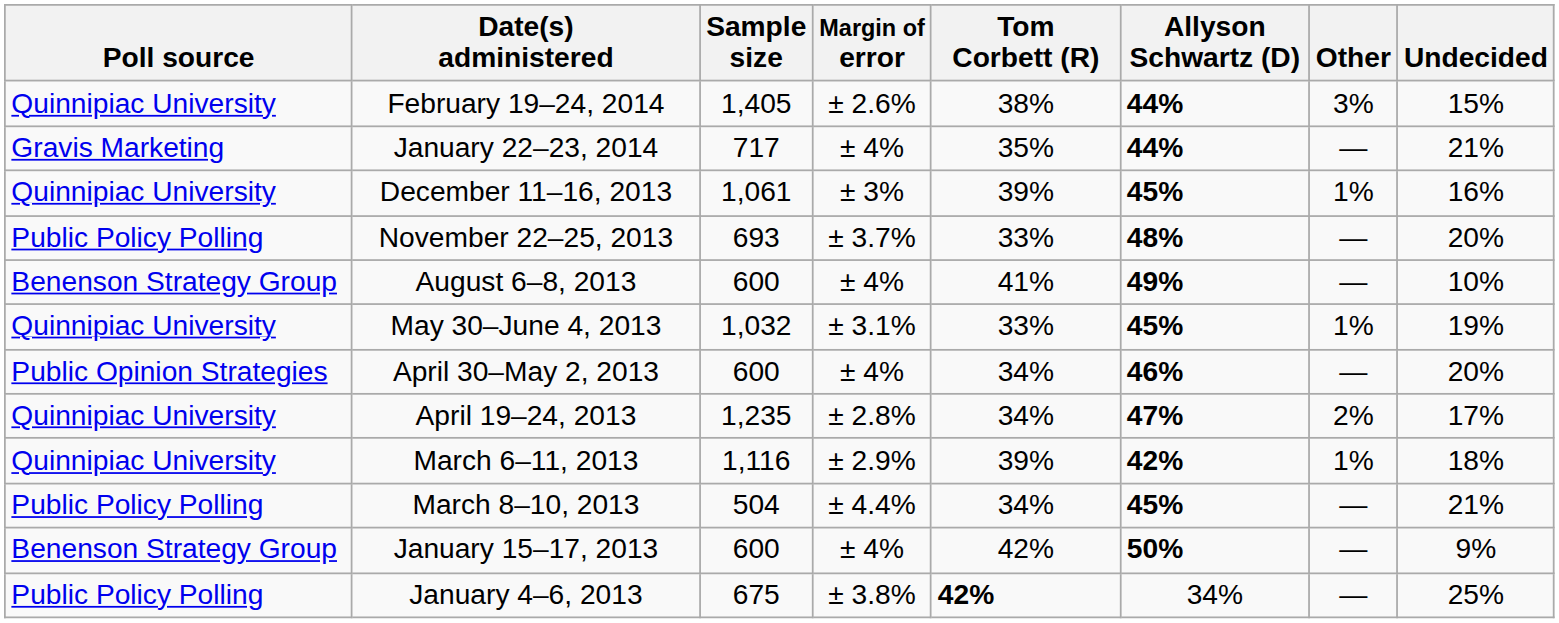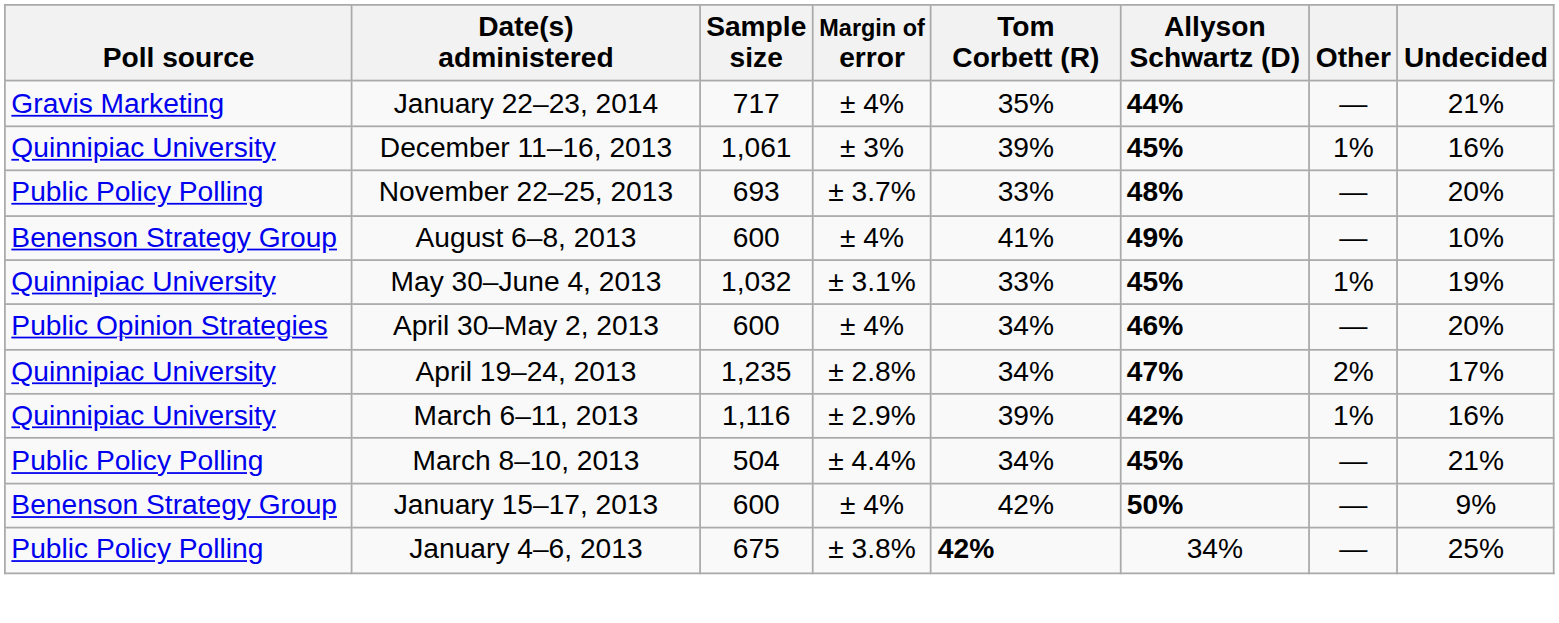- row: (526, 103)
(1476, 460) 18% -> (1476, 415) 16%
